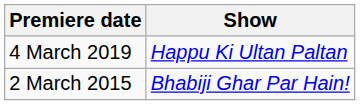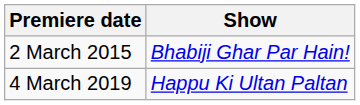rows swapped: (70, 83) <-> (70, 52)
